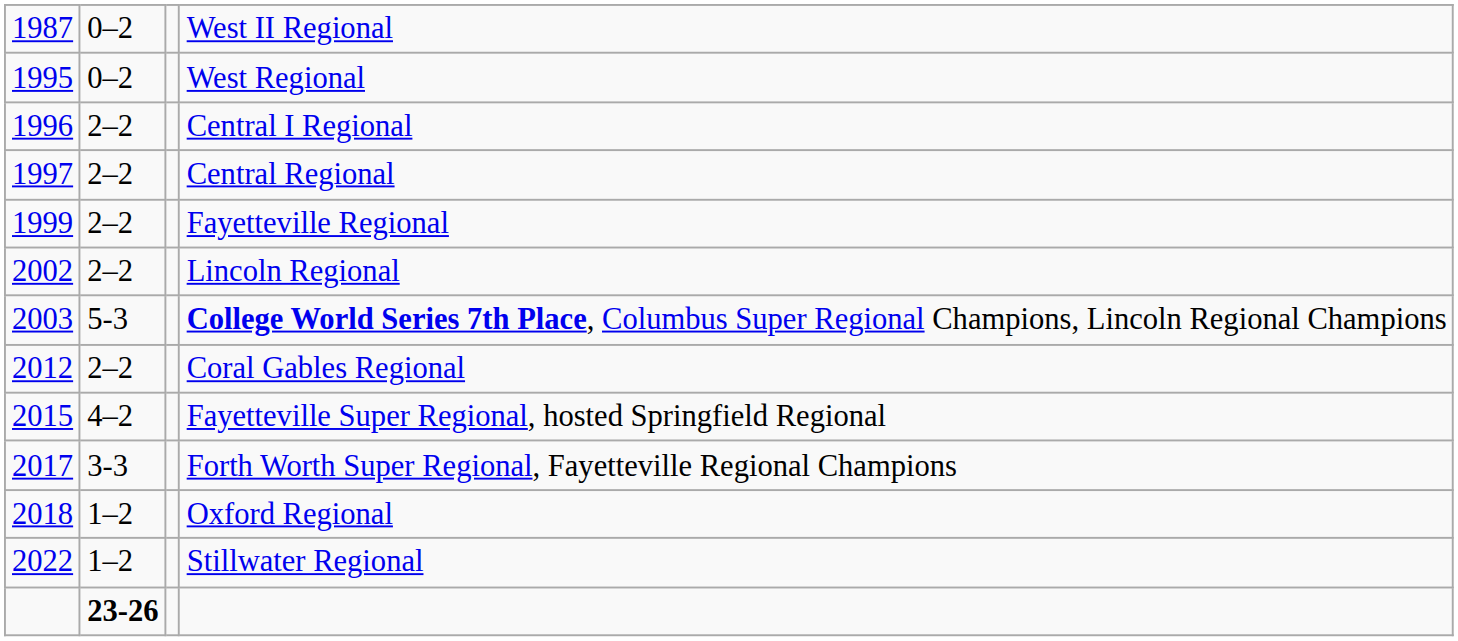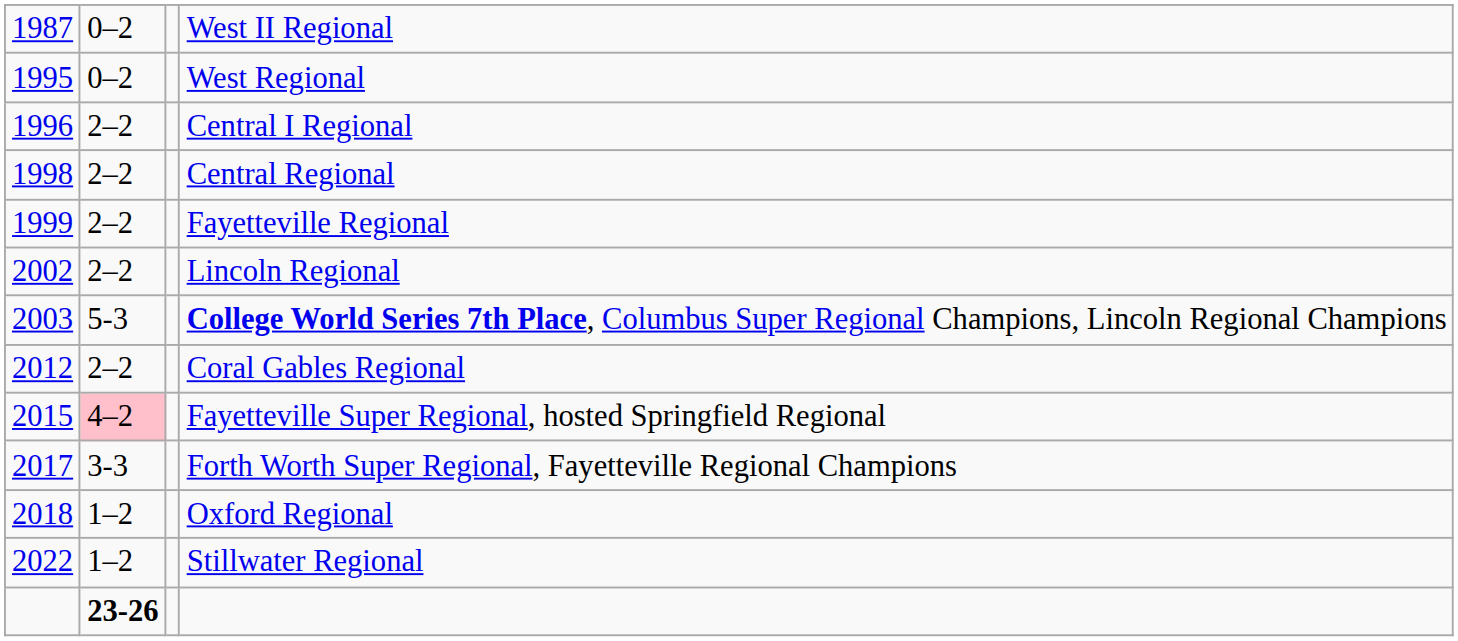(43, 174) 1997 -> (43, 174) 1998
(110, 416) no background -> (110, 416) pink background
